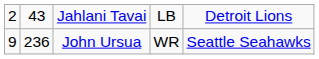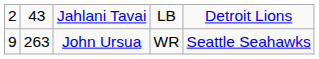(37, 41) 236 -> (37, 41) 263
